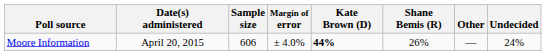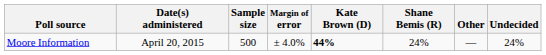(248, 42) 606 -> (248, 42) 500
(419, 42) 26% -> (419, 42) 24%
